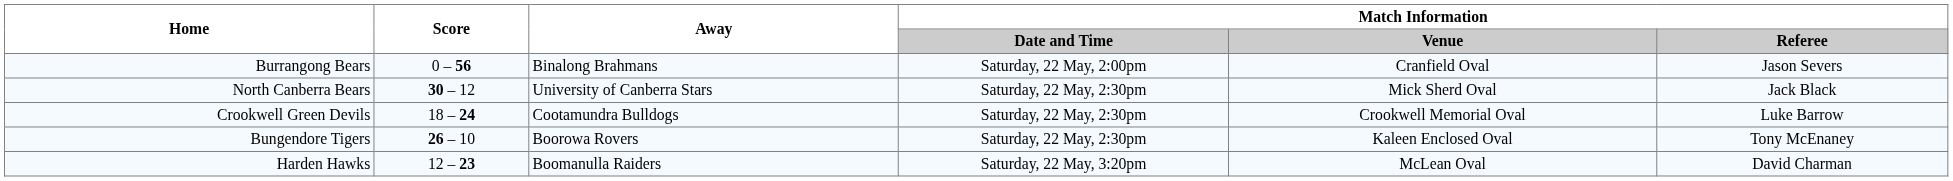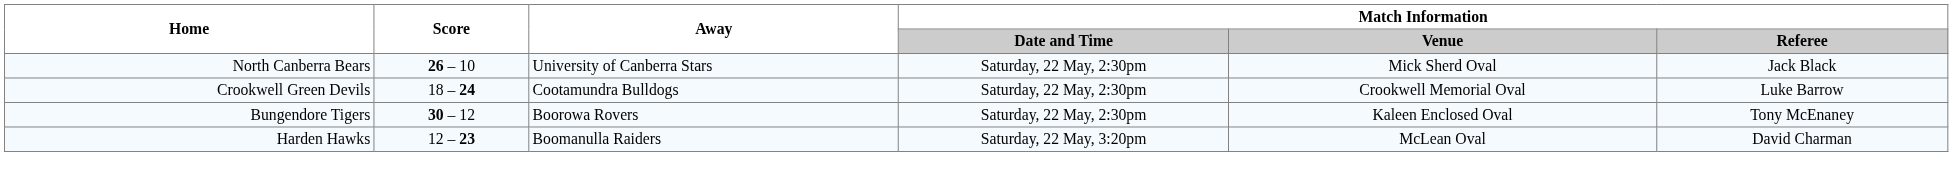- row: (313, 65)
(451, 90) 30 – 12 -> (451, 65) 26 – 10
(451, 139) 26 – 10 -> (451, 114) 30 – 12
